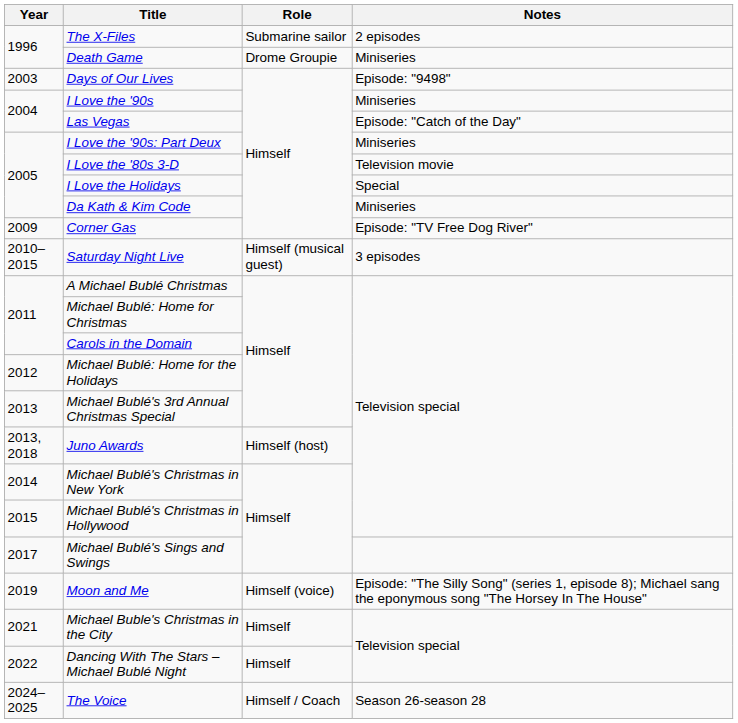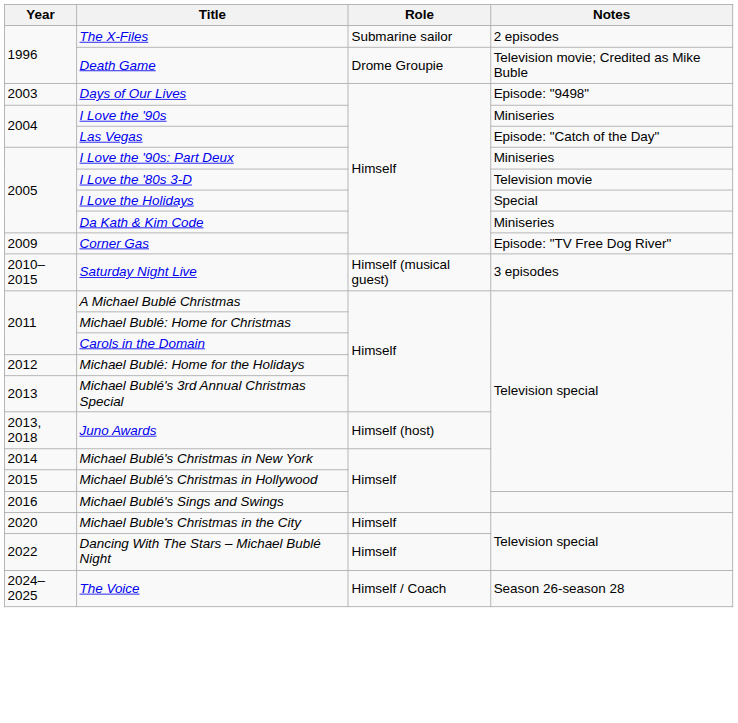(385, 57) Miniseries -> (597, 65) Television movie; Credited as Mike Buble
(22, 554) 2017 -> (22, 501) 2016
- row: (108, 591)
(22, 627) 2021 -> (22, 523) 2020
